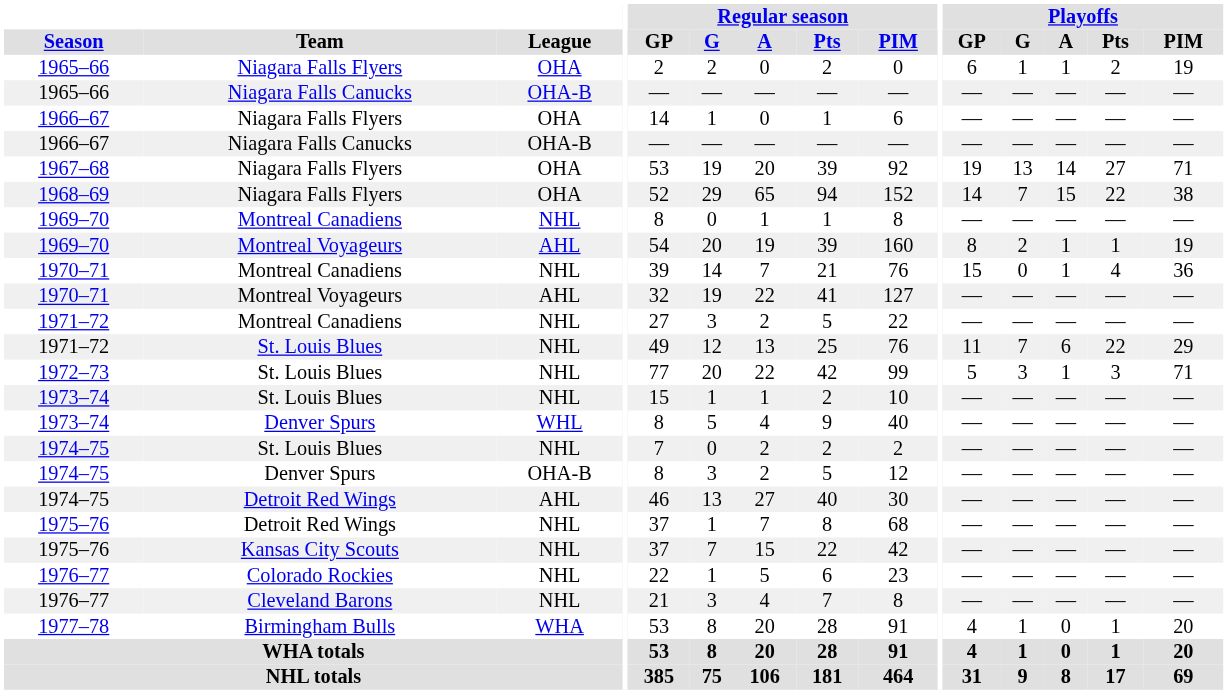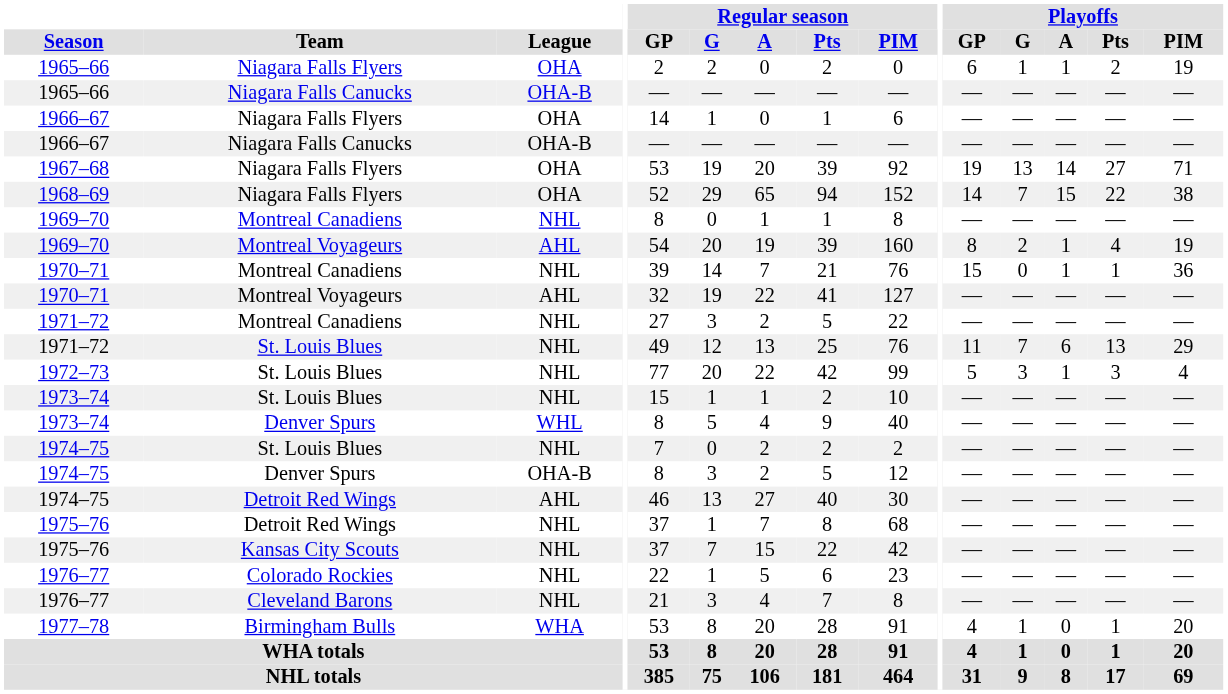(1115, 245) 1 -> (1115, 245) 4
(1115, 270) 4 -> (1115, 270) 1
(1115, 346) 22 -> (1115, 346) 13
(1183, 372) 71 -> (1183, 372) 4
